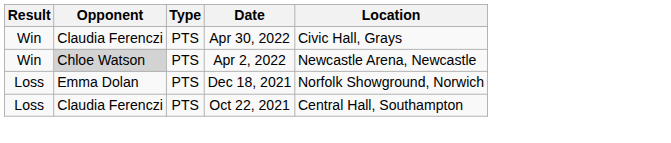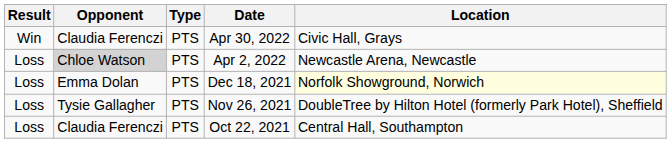(29, 60) Win -> (29, 60) Loss
(391, 82) no background -> (391, 82) lightyellow background
+ row: (250, 104)
